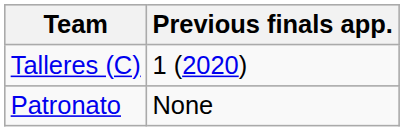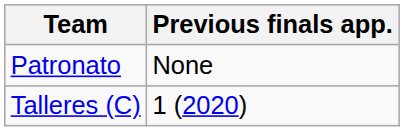rows swapped: (76, 65) <-> (66, 105)
